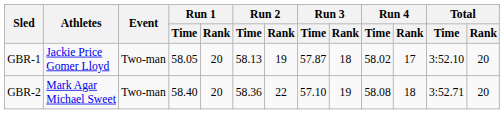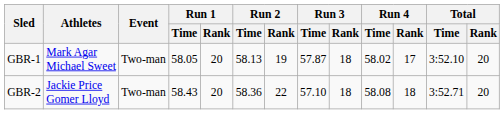(78, 59) Jackie Price Gomer Lloyd -> (81, 59) Mark Agar Michael Sweet
(81, 92) Mark Agar Michael Sweet -> (78, 92) Jackie Price Gomer Lloyd
(184, 92) 58.40 -> (184, 92) 58.43
(345, 92) 19 -> (345, 92) 18
